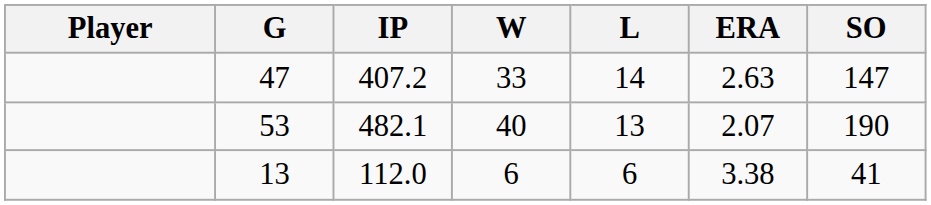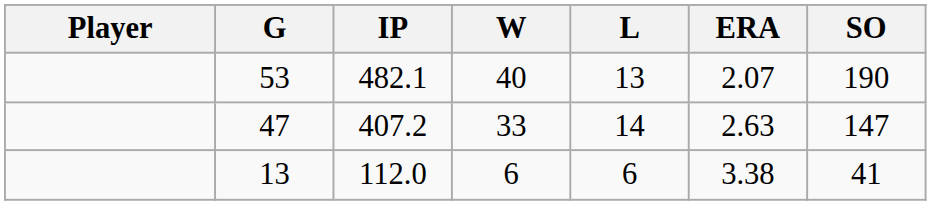rows swapped: (275, 125) <-> (275, 77)
